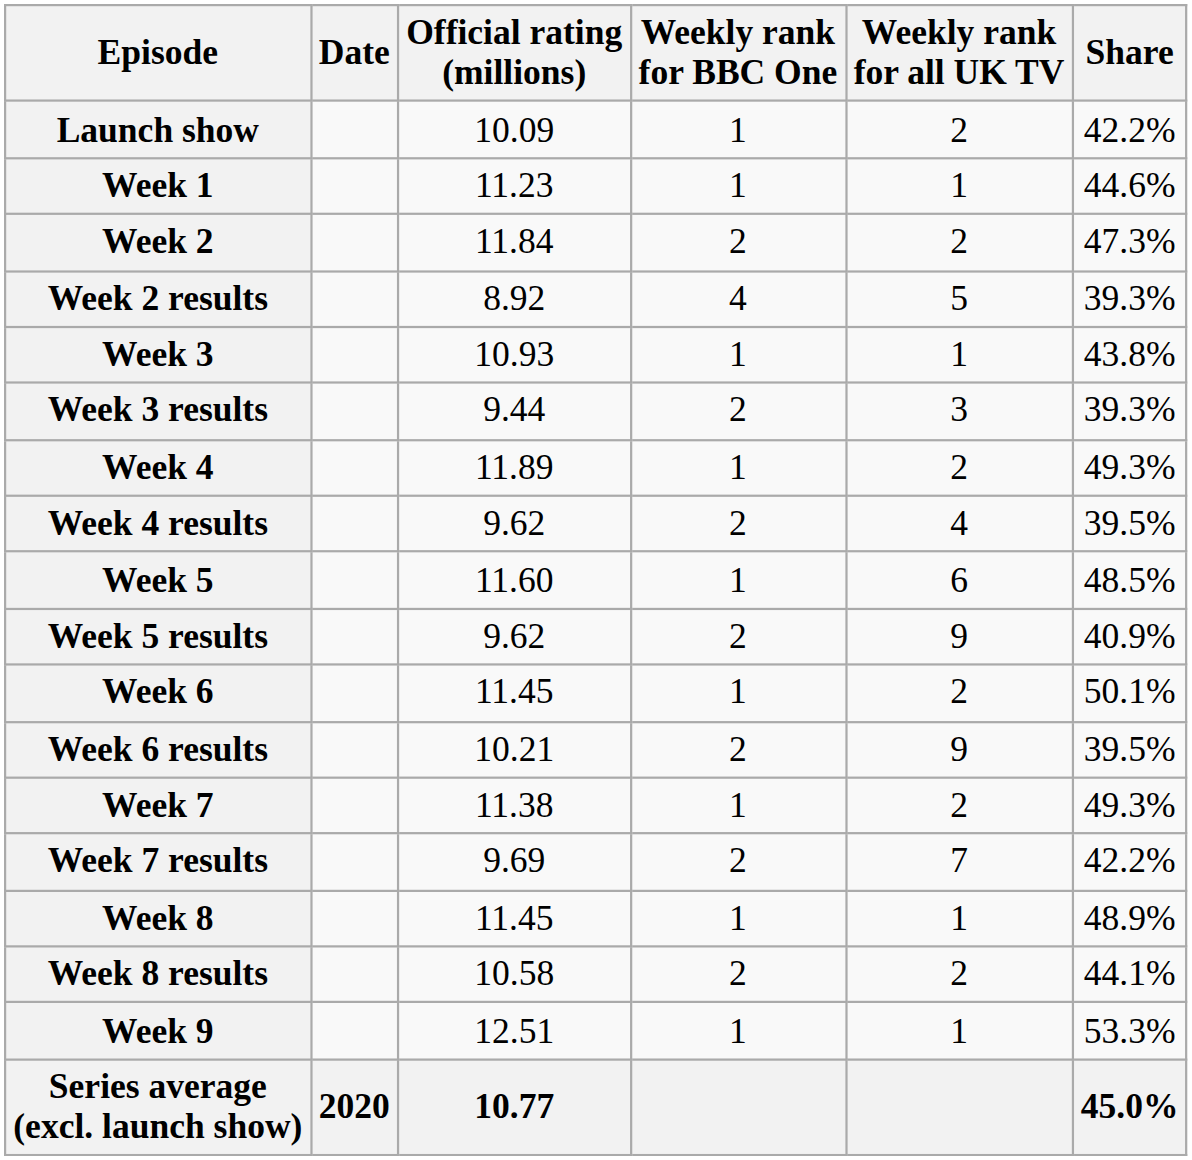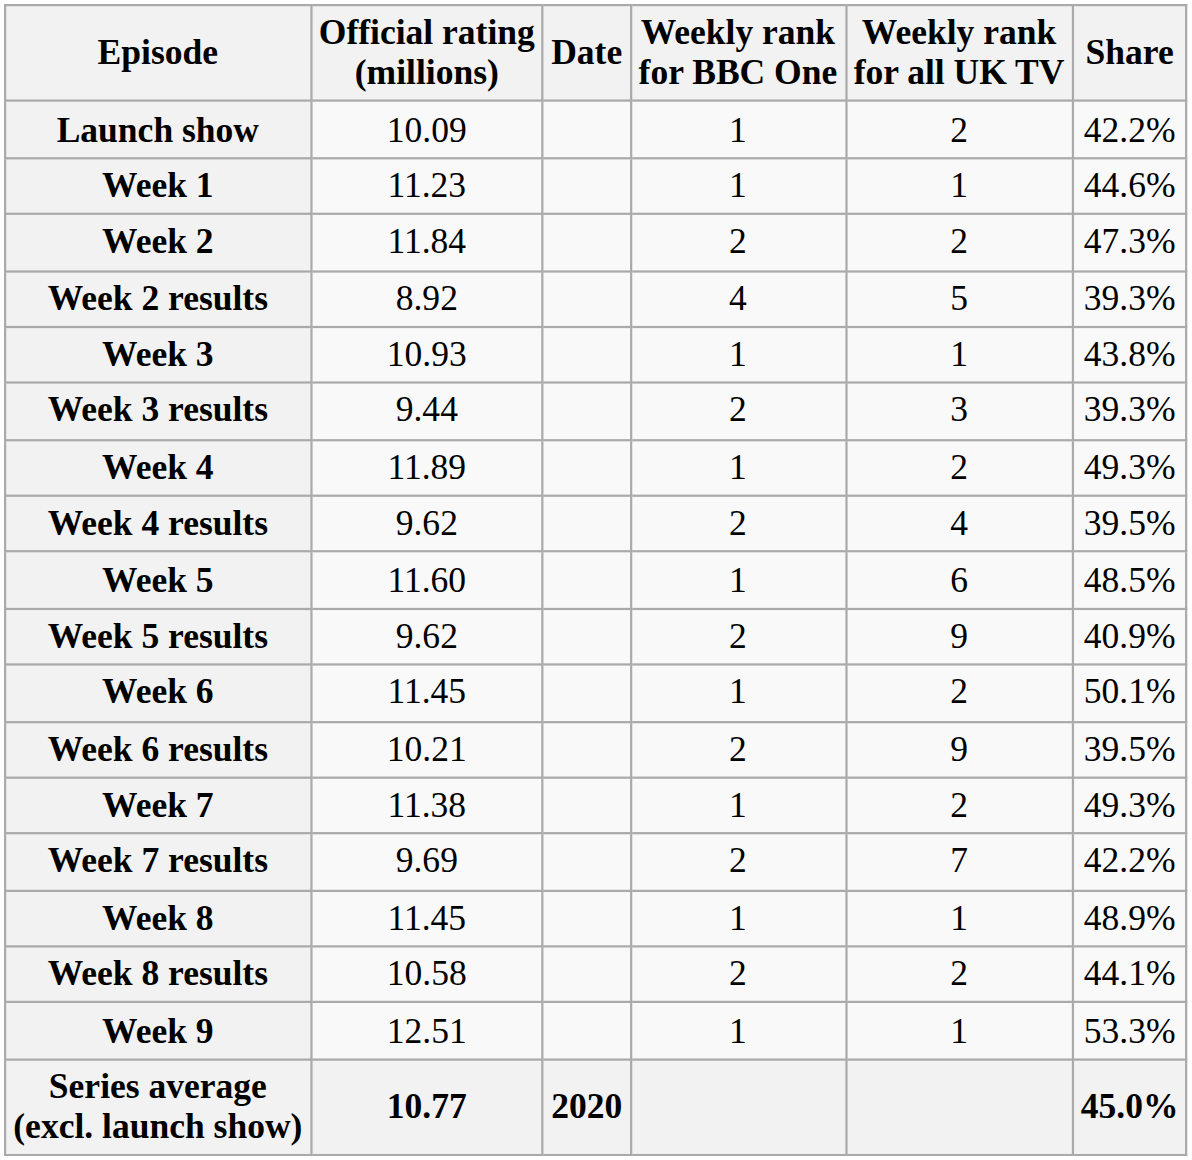columns swapped: (354, 52) <-> (514, 52)
